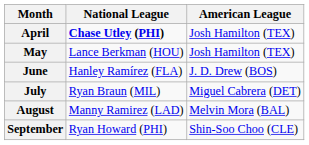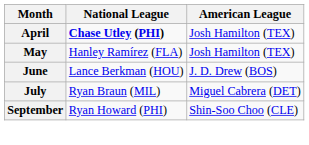(126, 52) Lance Berkman (HOU) -> (126, 52) Hanley Ramírez (FLA)
(126, 71) Hanley Ramírez (FLA) -> (126, 71) Lance Berkman (HOU)
- row: (35, 110)
